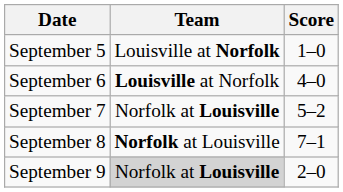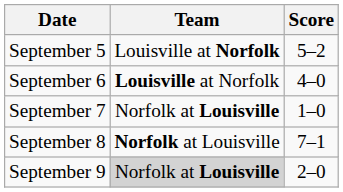(311, 50) 1–0 -> (311, 50) 5–2
(311, 111) 5–2 -> (311, 111) 1–0
